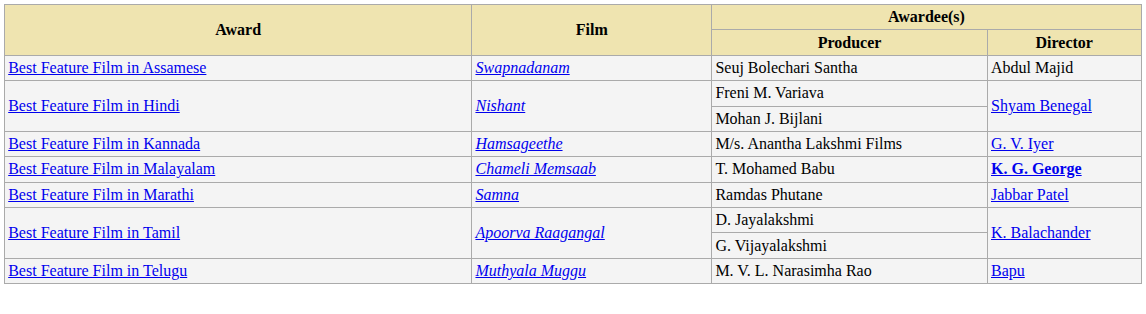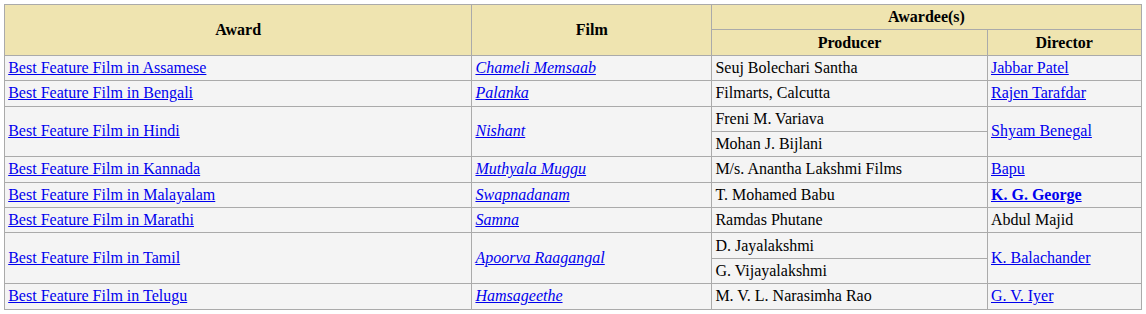(523, 67) Swapnadanam -> (536, 67) Chameli Memsaab
(1032, 67) Abdul Majid -> (1030, 67) Jabbar Patel
+ row: (773, 93)
(519, 144) Hamsageethe -> (531, 169) Muthyala Muggu
(1022, 144) G. V. Iyer -> (1008, 169) Bapu
(536, 169) Chameli Memsaab -> (523, 194) Swapnadanam
(1030, 194) Jabbar Patel -> (1032, 220) Abdul Majid
(531, 270) Muthyala Muggu -> (519, 296) Hamsageethe
(1008, 270) Bapu -> (1022, 296) G. V. Iyer
